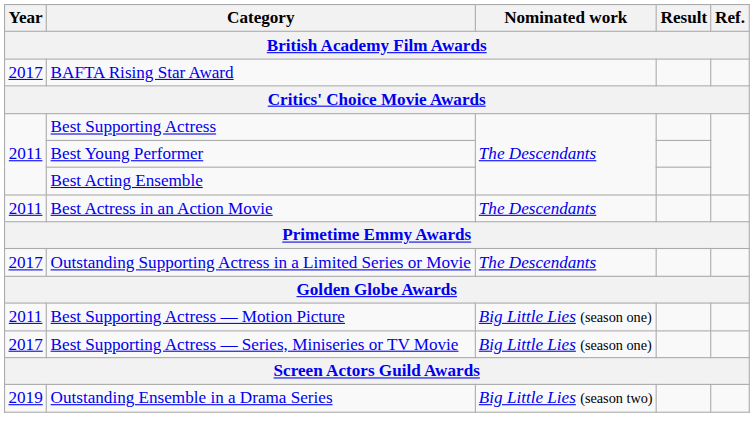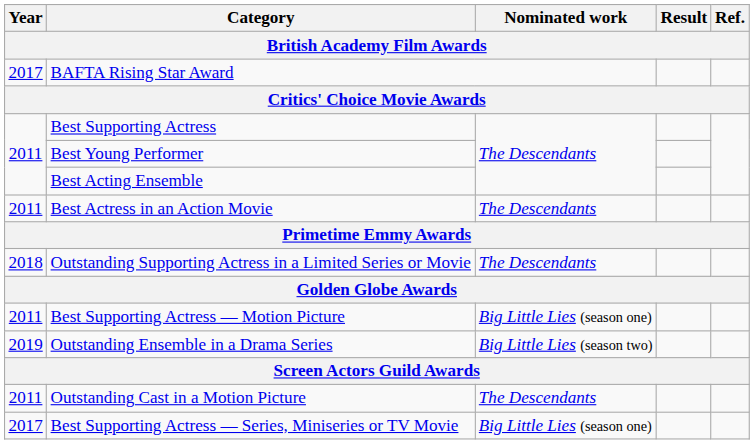(26, 262) 2017 -> (26, 262) 2018
rows swapped: (255, 343) <-> (192, 398)
+ row: (178, 398)
